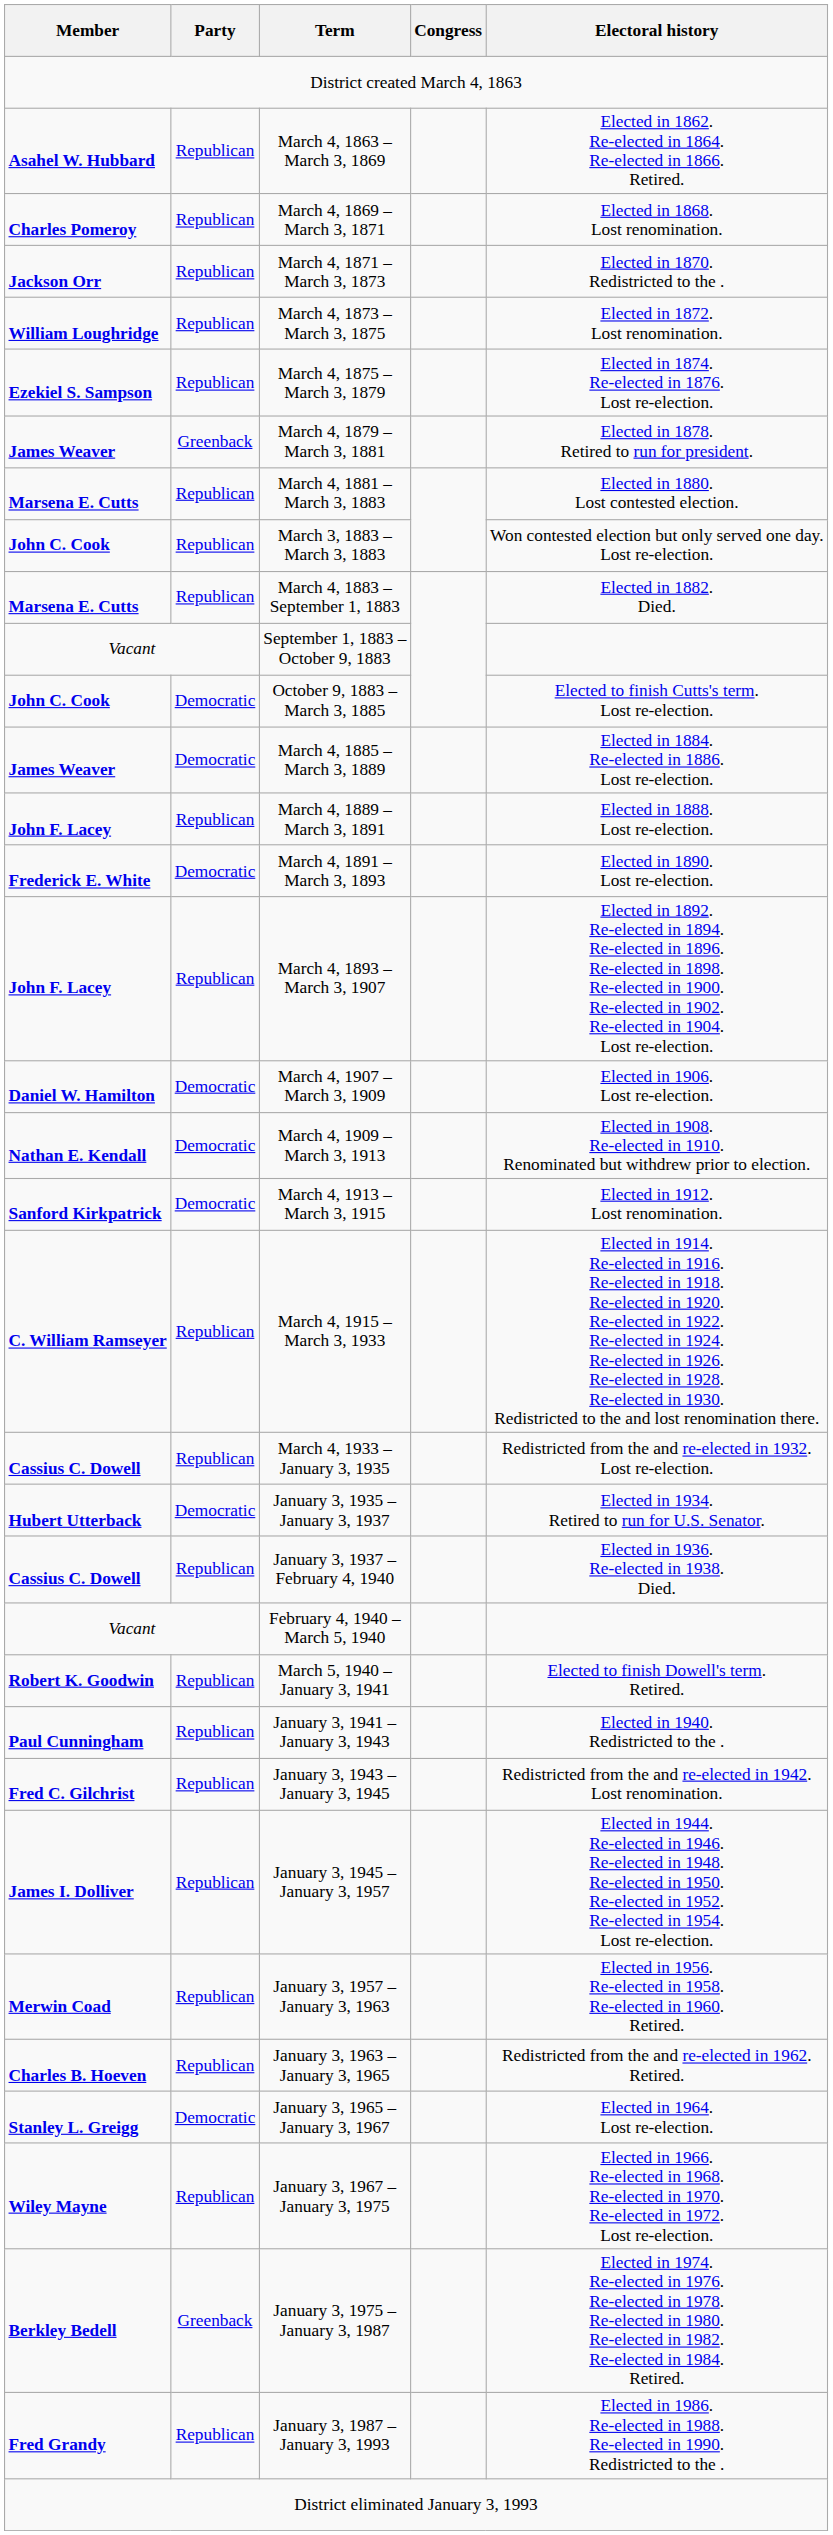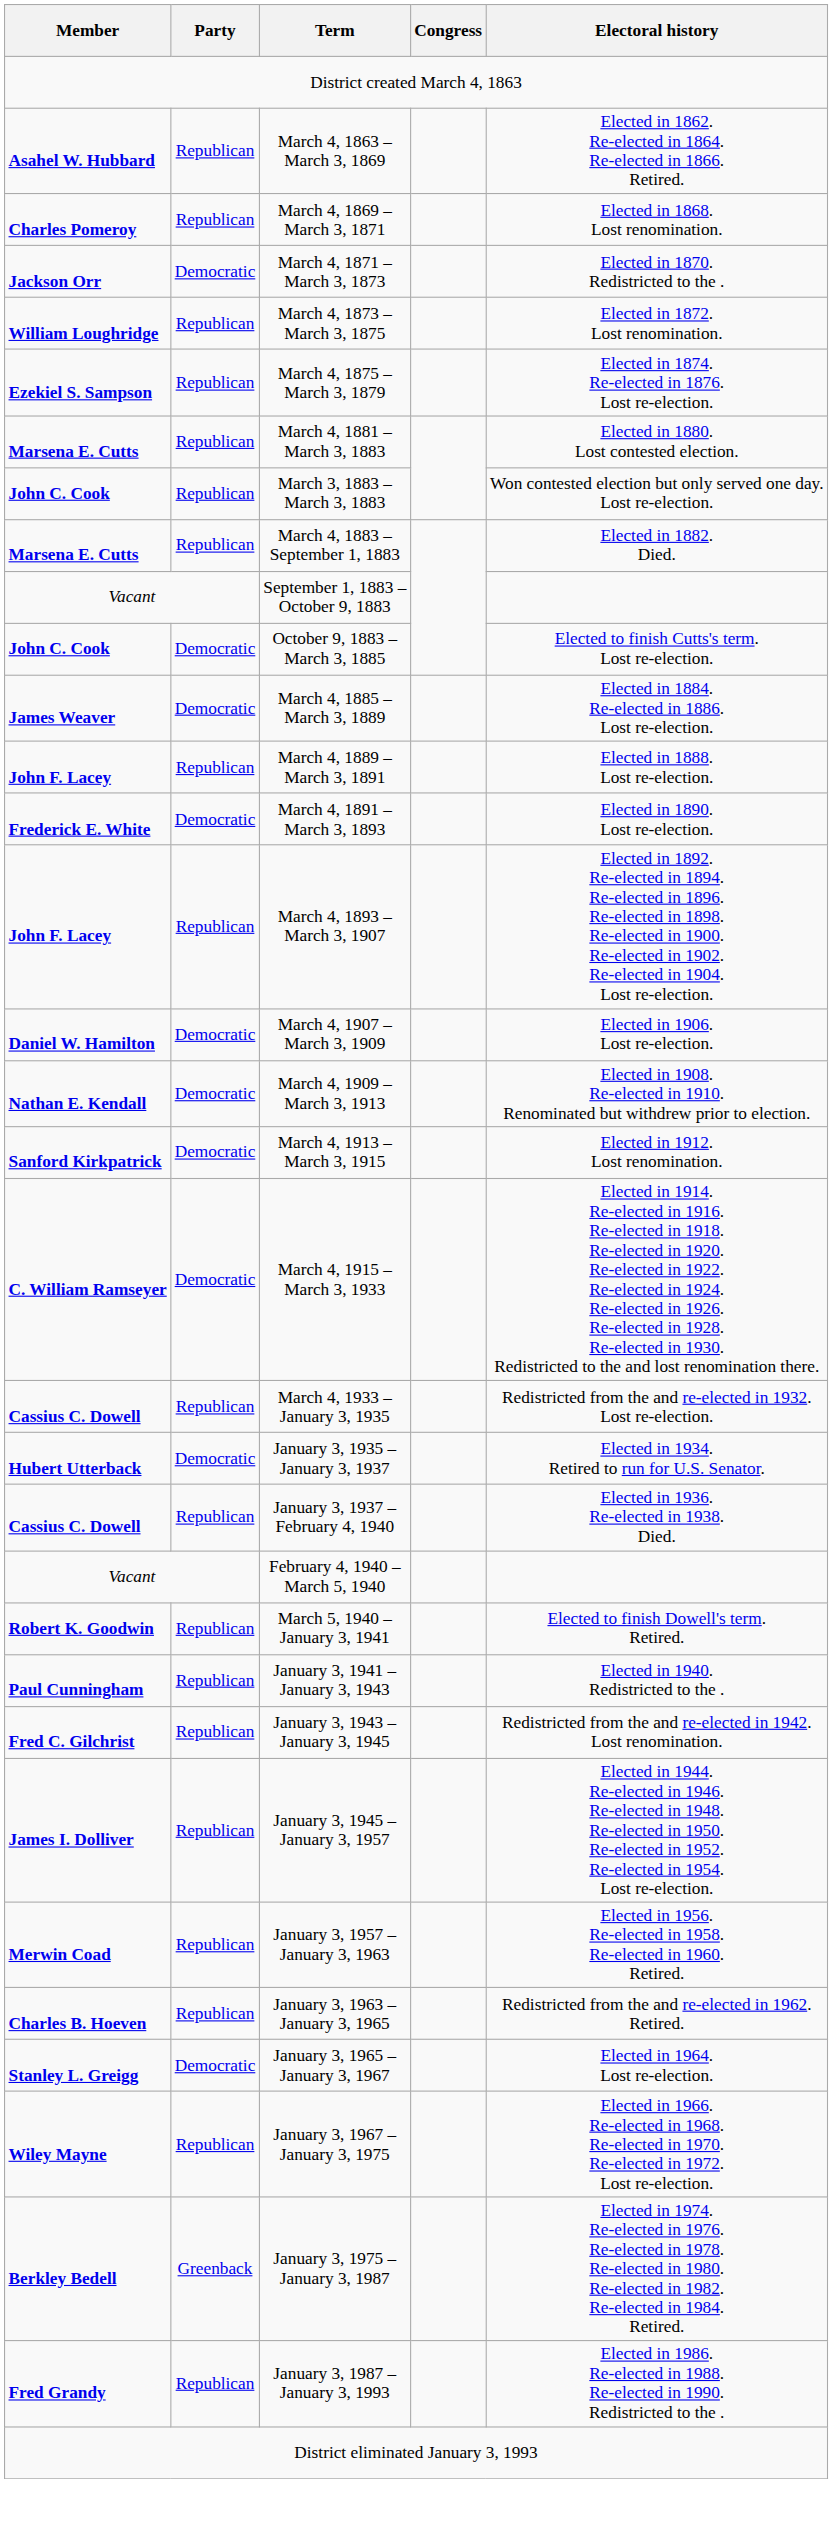(215, 271) Republican -> (215, 271) Democratic
- row: (335, 441)
(215, 1331) Republican -> (215, 1279) Democratic
